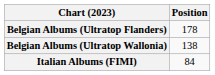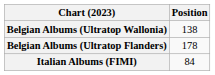rows swapped: (87, 29) <-> (87, 45)
